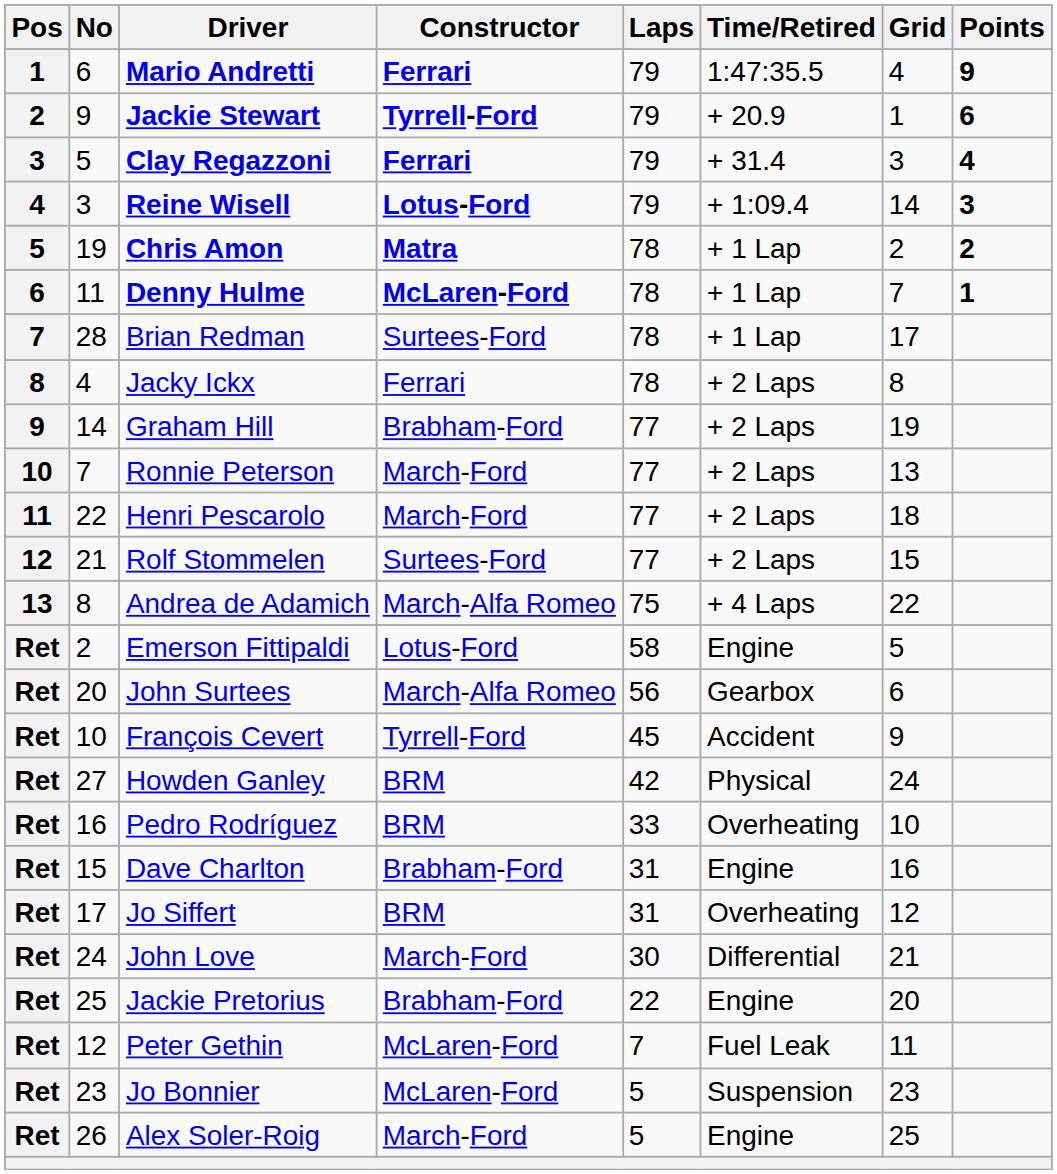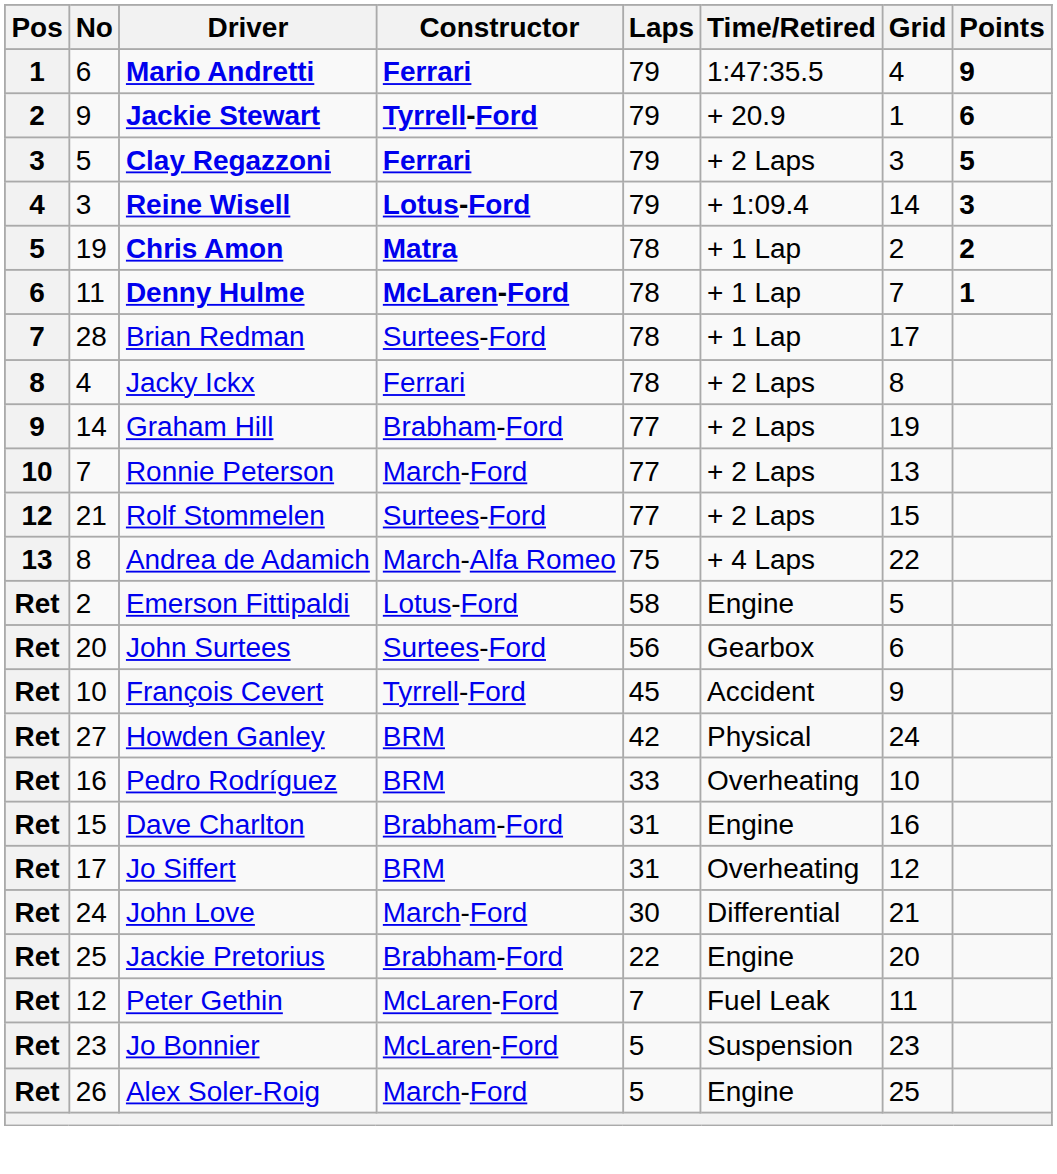(746, 160) + 31.4 -> (761, 160) + 2 Laps
(967, 160) 4 -> (967, 160) 5
- row: (225, 514)
(499, 691) March-Alfa Romeo -> (464, 647) Surtees-Ford
